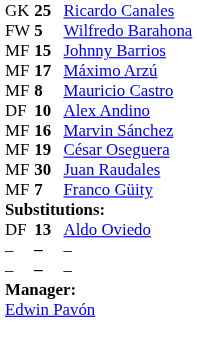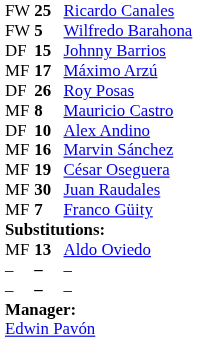(17, 10) GK -> (18, 10) FW
(17, 50) MF -> (16, 50) DF
+ row: (43, 90)
(16, 229) DF -> (17, 249) MF
